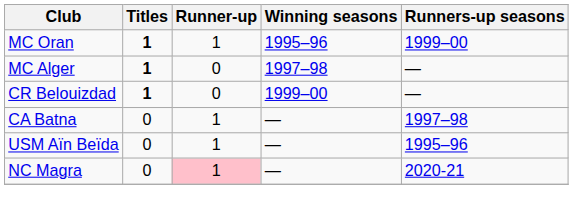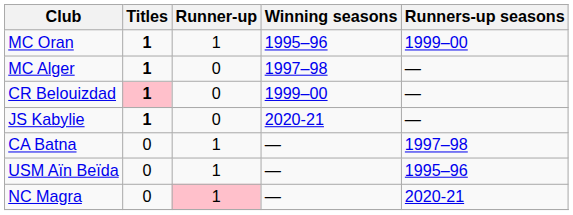(147, 94) no background -> (147, 94) pink background
+ row: (46, 119)
